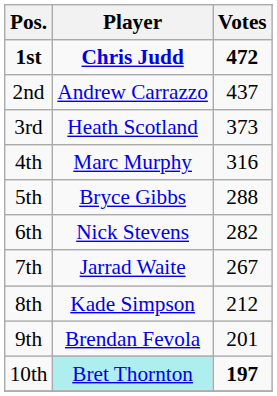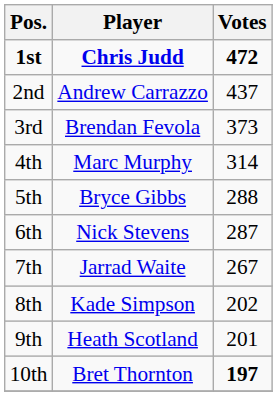(133, 127) Heath Scotland -> (133, 127) Brendan Fevola
(242, 162) 316 -> (242, 162) 314
(242, 232) 282 -> (242, 232) 287
(242, 302) 212 -> (242, 302) 202
(133, 338) Brendan Fevola -> (133, 338) Heath Scotland
(133, 373) paleturquoise background -> (133, 373) no background
